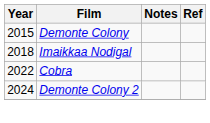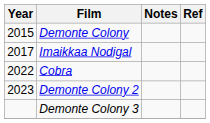(20, 52) 2018 -> (20, 52) 2017
(20, 90) 2024 -> (20, 90) 2023
+ row: (89, 109)
